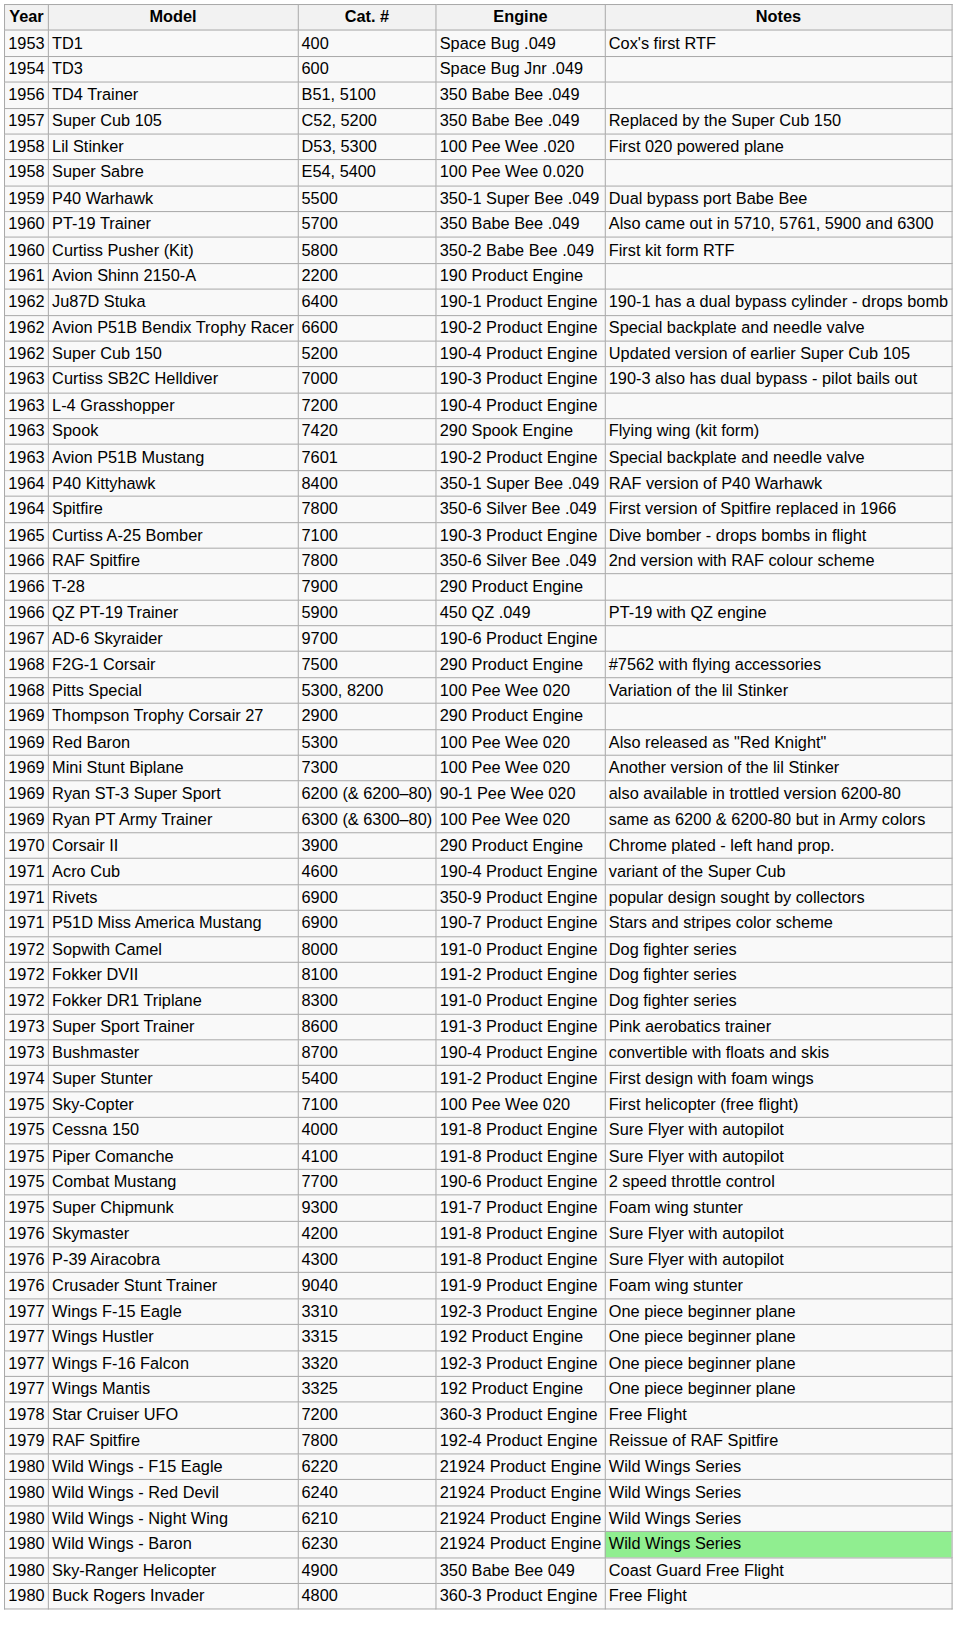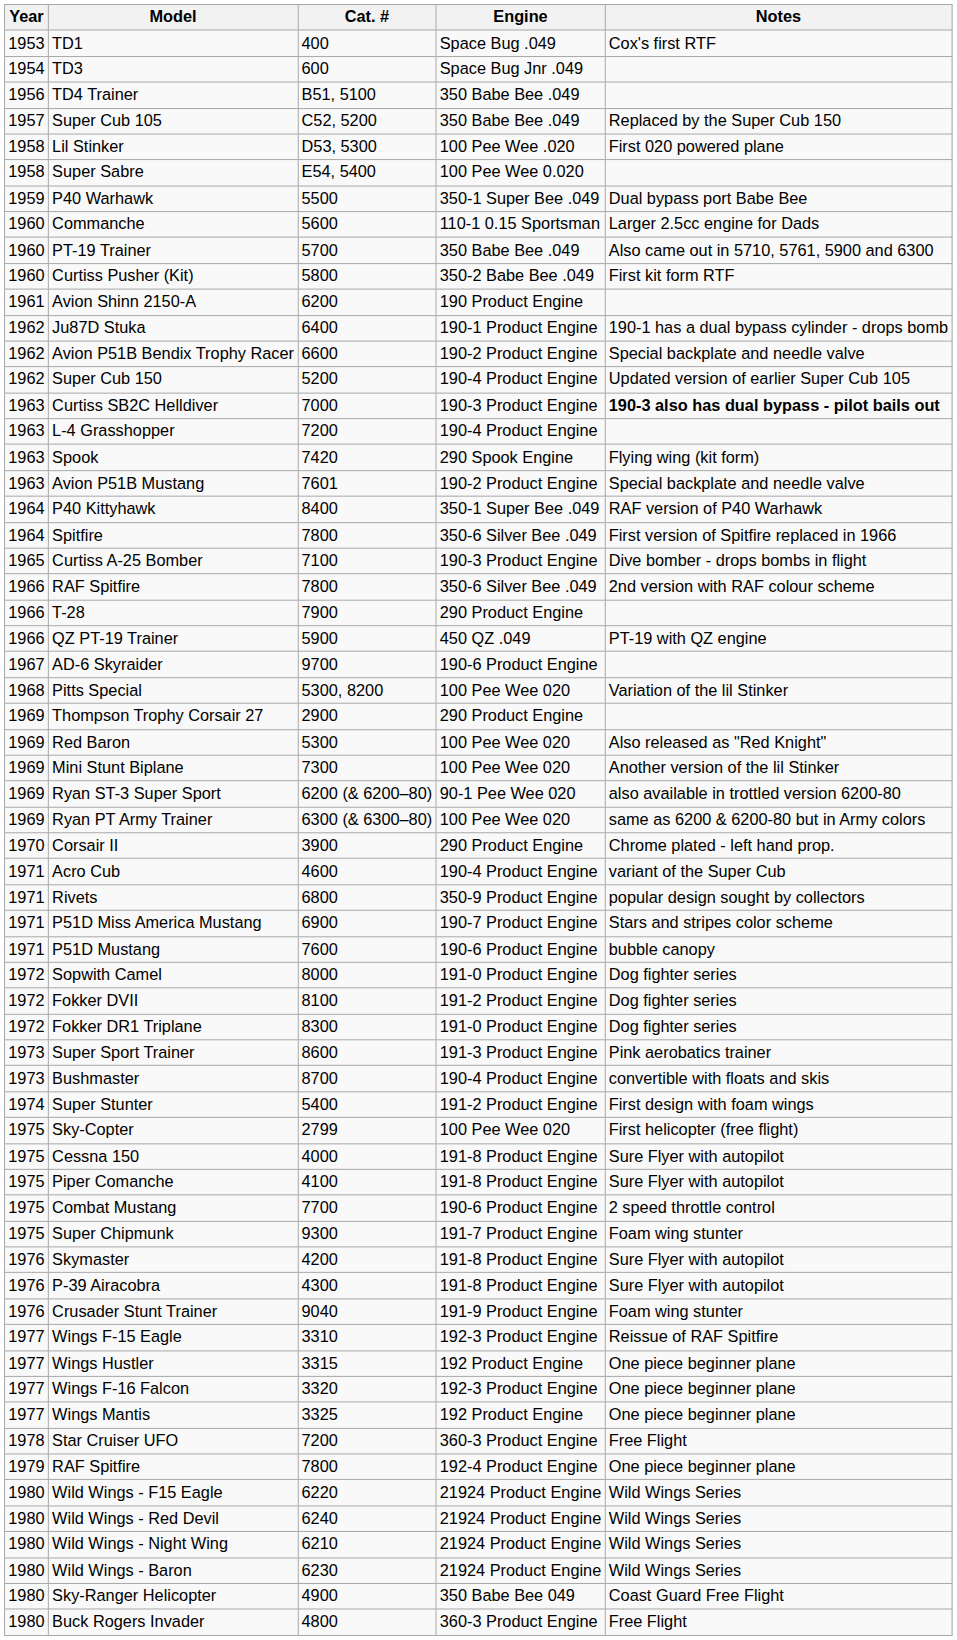+ row: (98, 224)
(320, 276) 2200 -> (320, 302) 6200
(763, 379) normal -> (774, 405) bold
- row: (104, 664)
(320, 897) 6900 -> (320, 897) 6800
+ row: (106, 949)
(320, 1104) 7100 -> (320, 1130) 2799
(702, 1311) One piece beginner plane -> (694, 1337) Reissue of RAF Spitfire
(694, 1440) Reissue of RAF Spitfire -> (702, 1466) One piece beginner plane
(675, 1544) lightgreen background -> (675, 1570) no background
